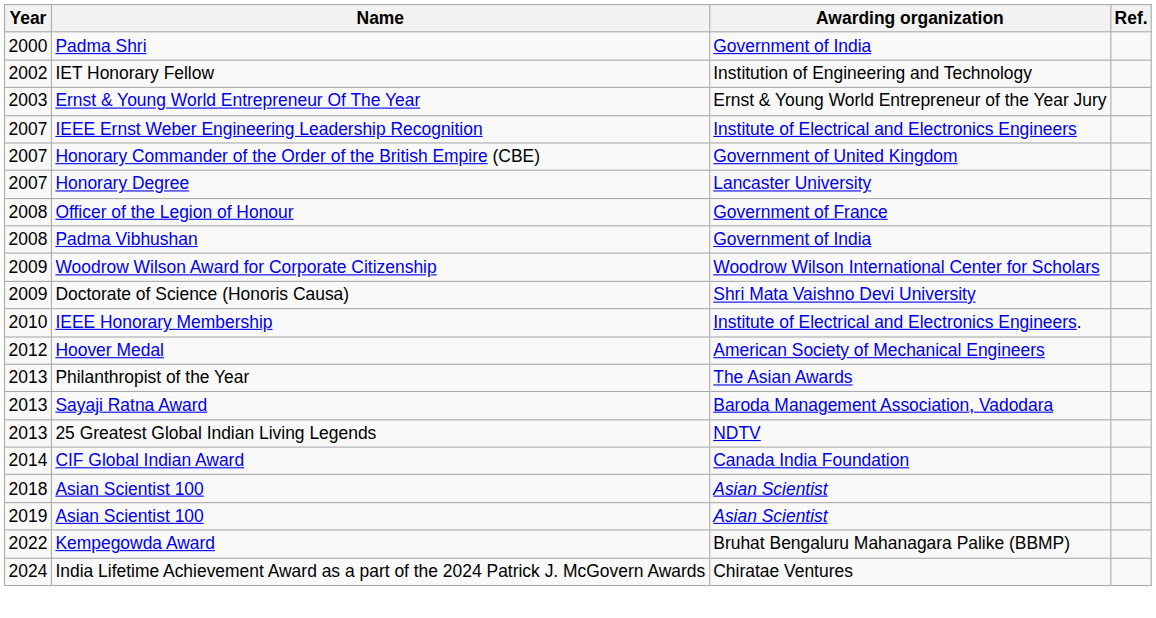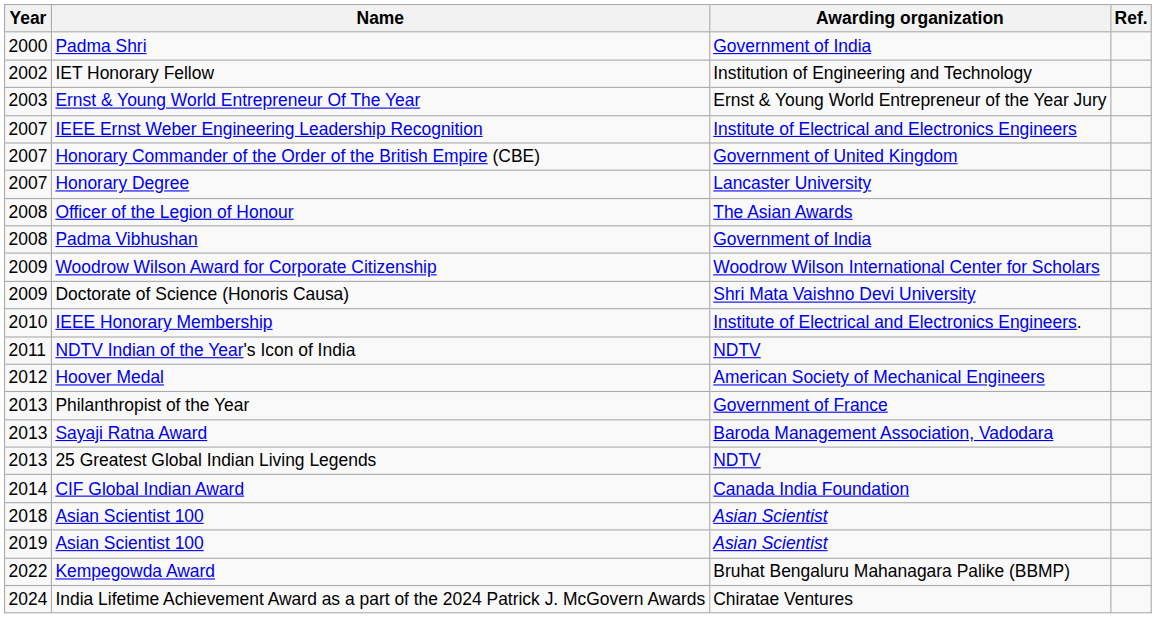(801, 211) Government of France -> (783, 211) The Asian Awards
+ row: (27, 350)
(783, 377) The Asian Awards -> (801, 405) Government of France
